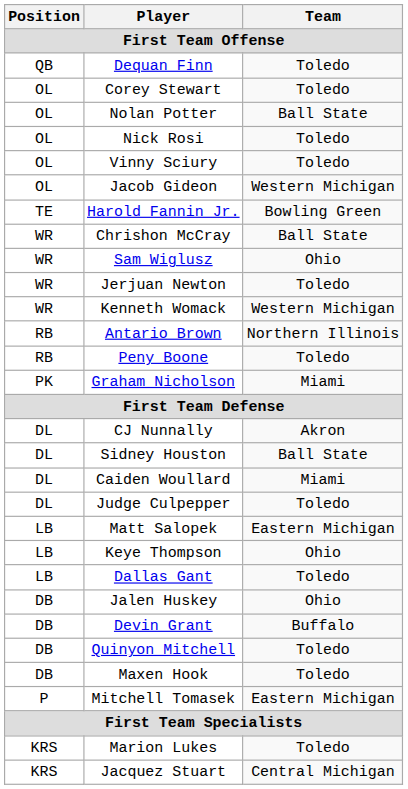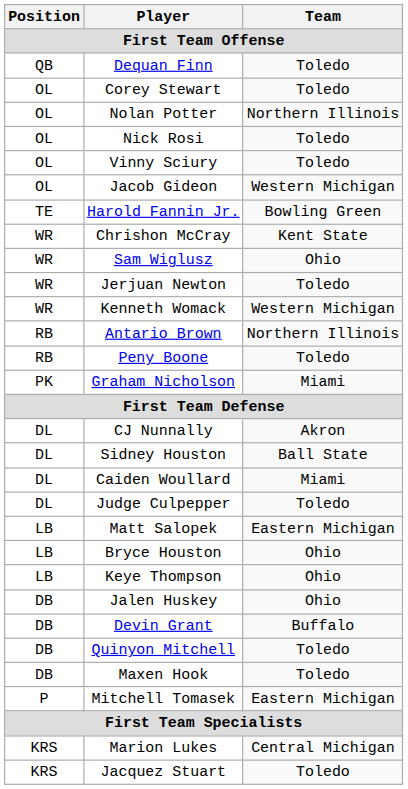(323, 114) Ball State -> (323, 114) Northern Illinois
(323, 236) Ball State -> (323, 236) Kent State
+ row: (163, 553)
- row: (163, 577)
(323, 748) Toledo -> (323, 748) Central Michigan
(323, 772) Central Michigan -> (323, 772) Toledo
